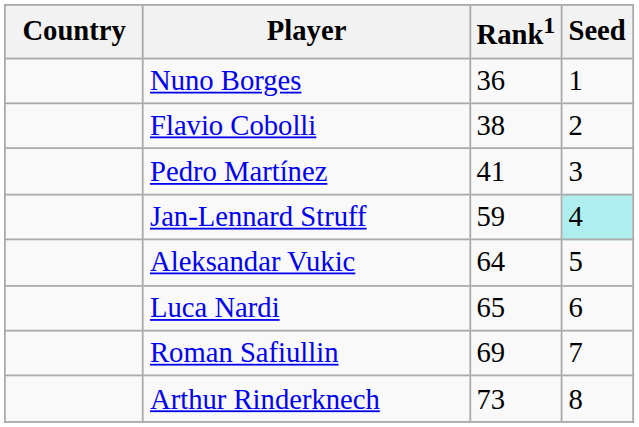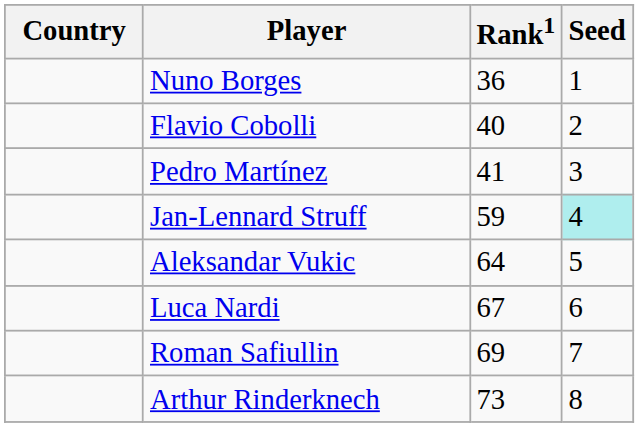(491, 125) 38 -> (491, 125) 40
(491, 307) 65 -> (491, 307) 67
